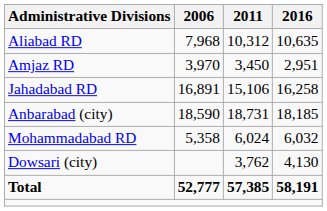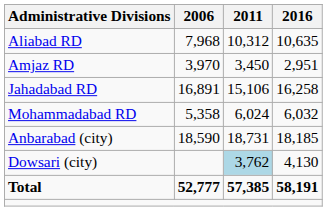rows swapped: (72, 138) <-> (60, 114)
(252, 162) no background -> (252, 162) lightblue background
